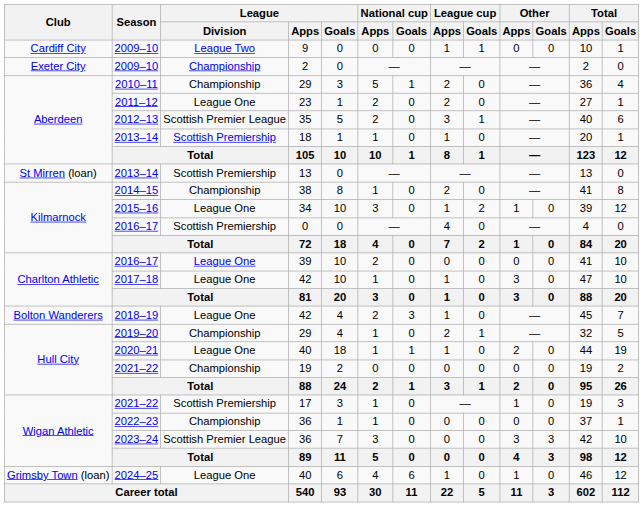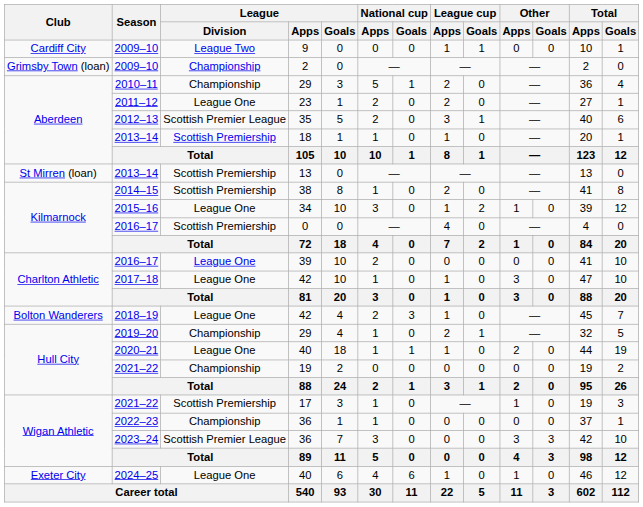(58, 66) Exeter City -> (58, 66) Grimsby Town (loan)
(225, 191) Championship -> (225, 191) Scottish Premiership
(58, 475) Grimsby Town (loan) -> (58, 475) Exeter City
